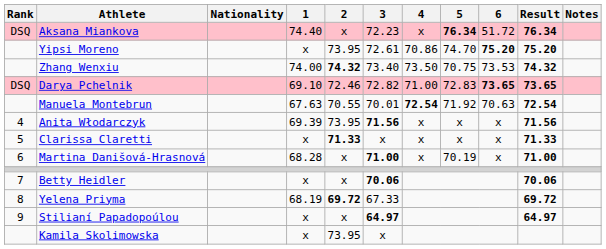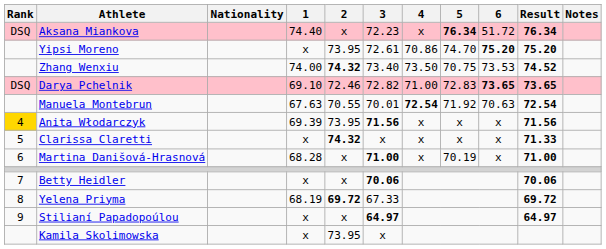(540, 67) 74.32 -> (540, 67) 74.52
(20, 121) no background -> (20, 121) gold background
(344, 139) 71.33 -> (344, 139) 74.32
